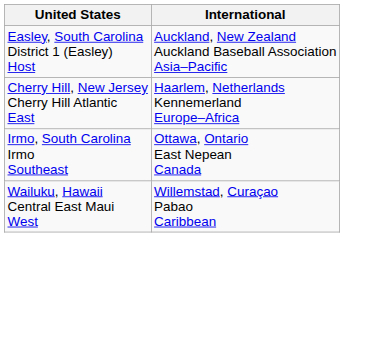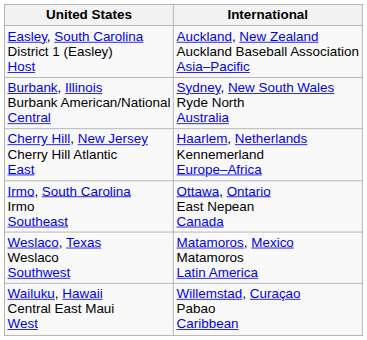+ row: (89, 103)
+ row: (54, 257)
